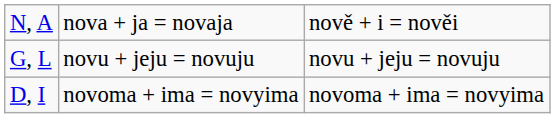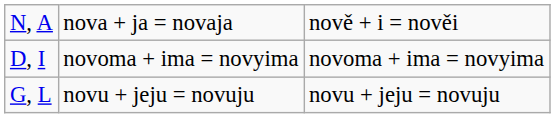rows swapped: (31, 58) <-> (28, 94)
